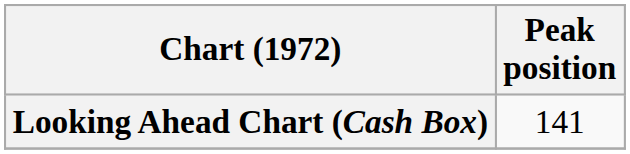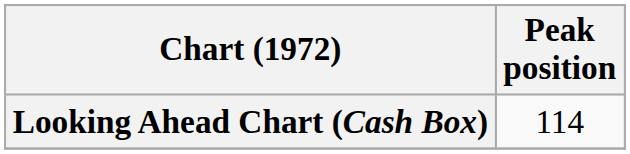(560, 121) 141 -> (560, 121) 114
